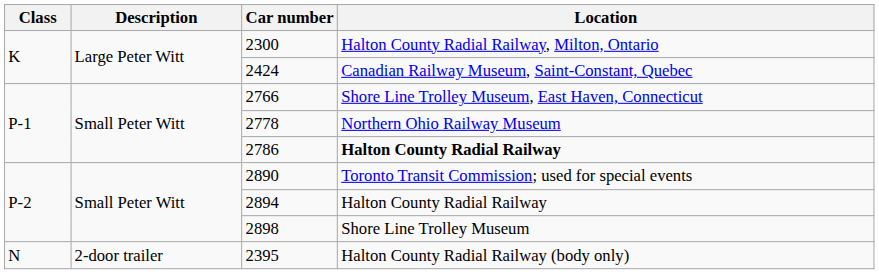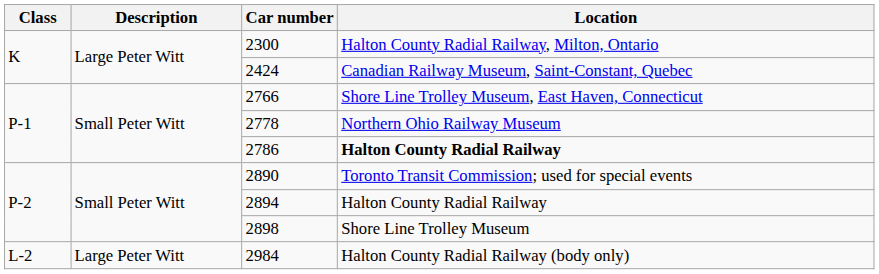+ row: (262, 255)
- row: (262, 255)
